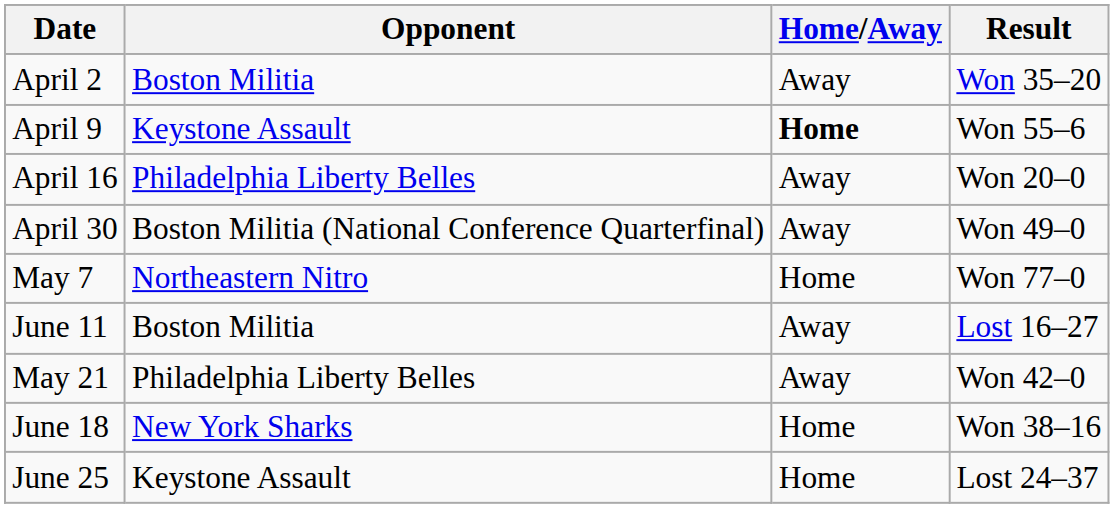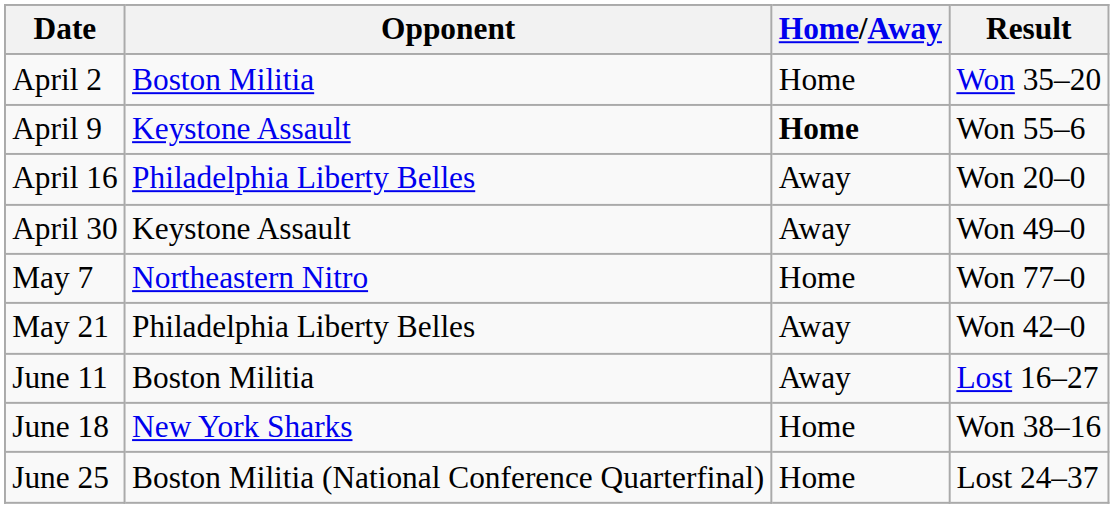(815, 79) Away -> (817, 79) Home
(448, 228) Boston Militia (National Conference Quarterfinal) -> (241, 228) Keystone Assault
rows swapped: (61, 377) <-> (60, 327)
(241, 476) Keystone Assault -> (448, 476) Boston Militia (National Conference Quarterfinal)
